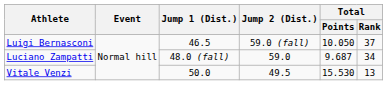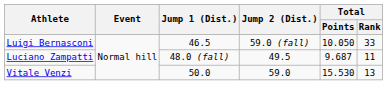(370, 42) 37 -> (370, 42) 33
(280, 57) 59.0 -> (280, 57) 49.5
(370, 57) 34 -> (370, 57) 11
(280, 72) 49.5 -> (280, 72) 59.0
